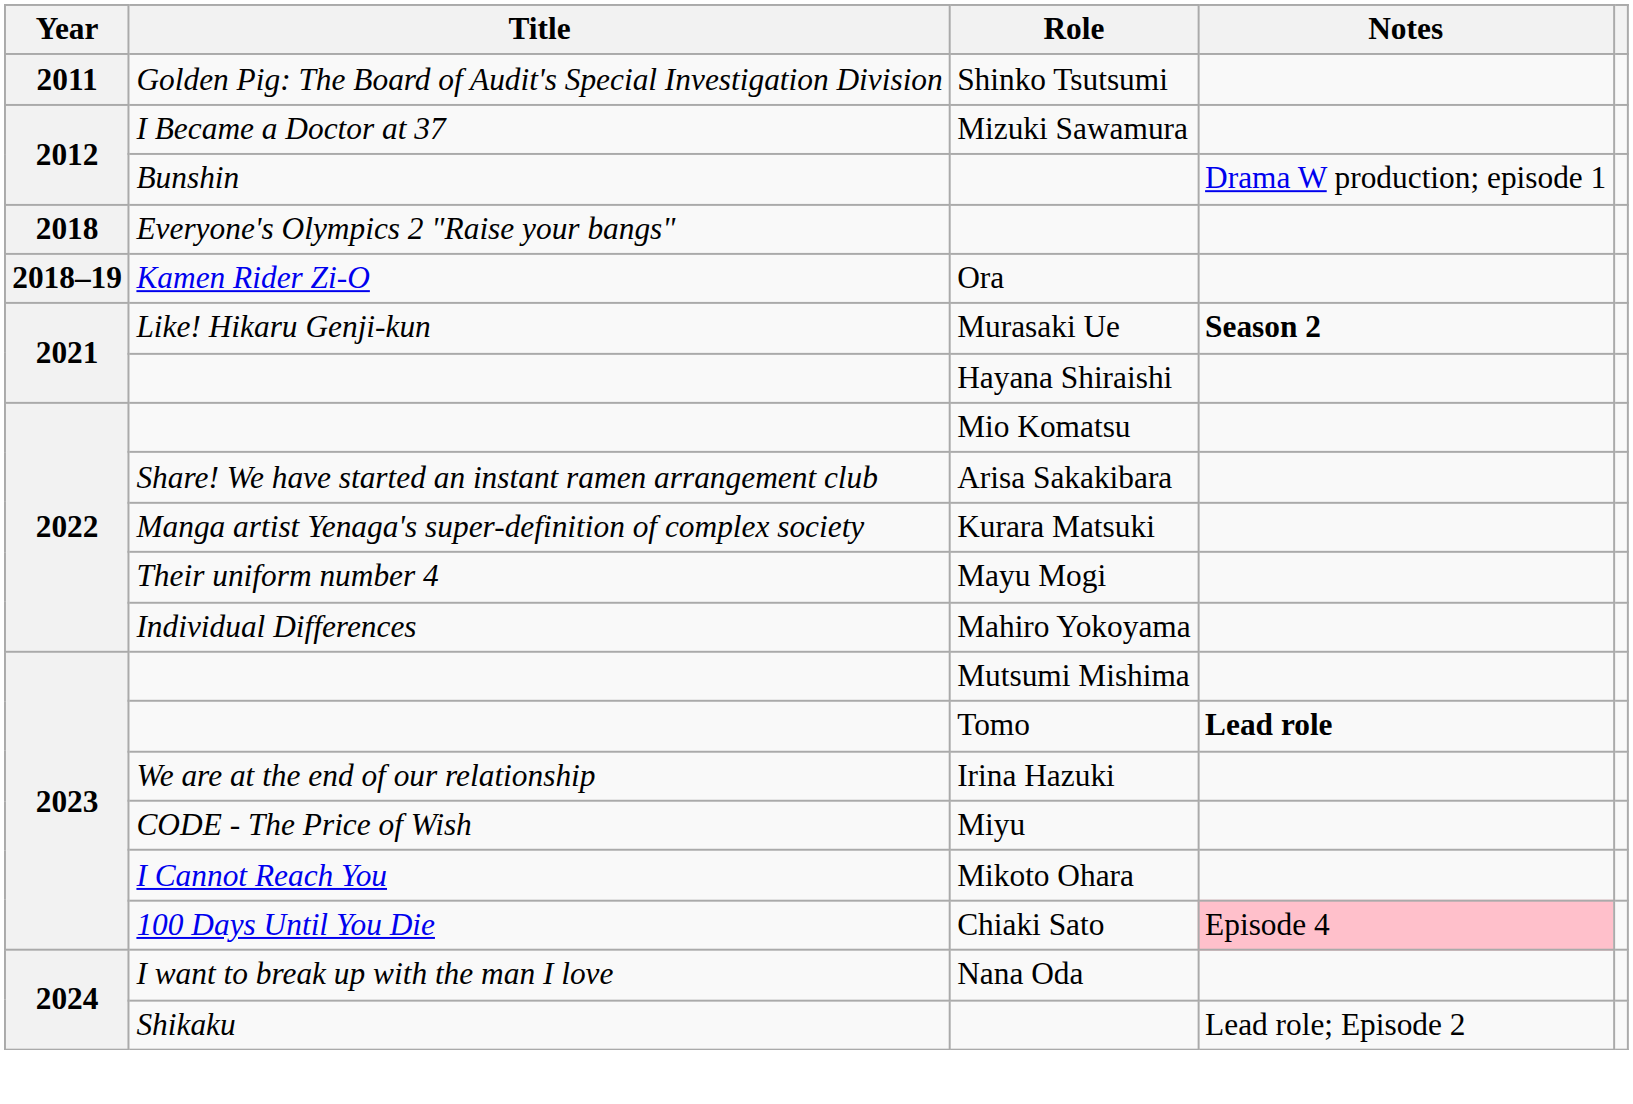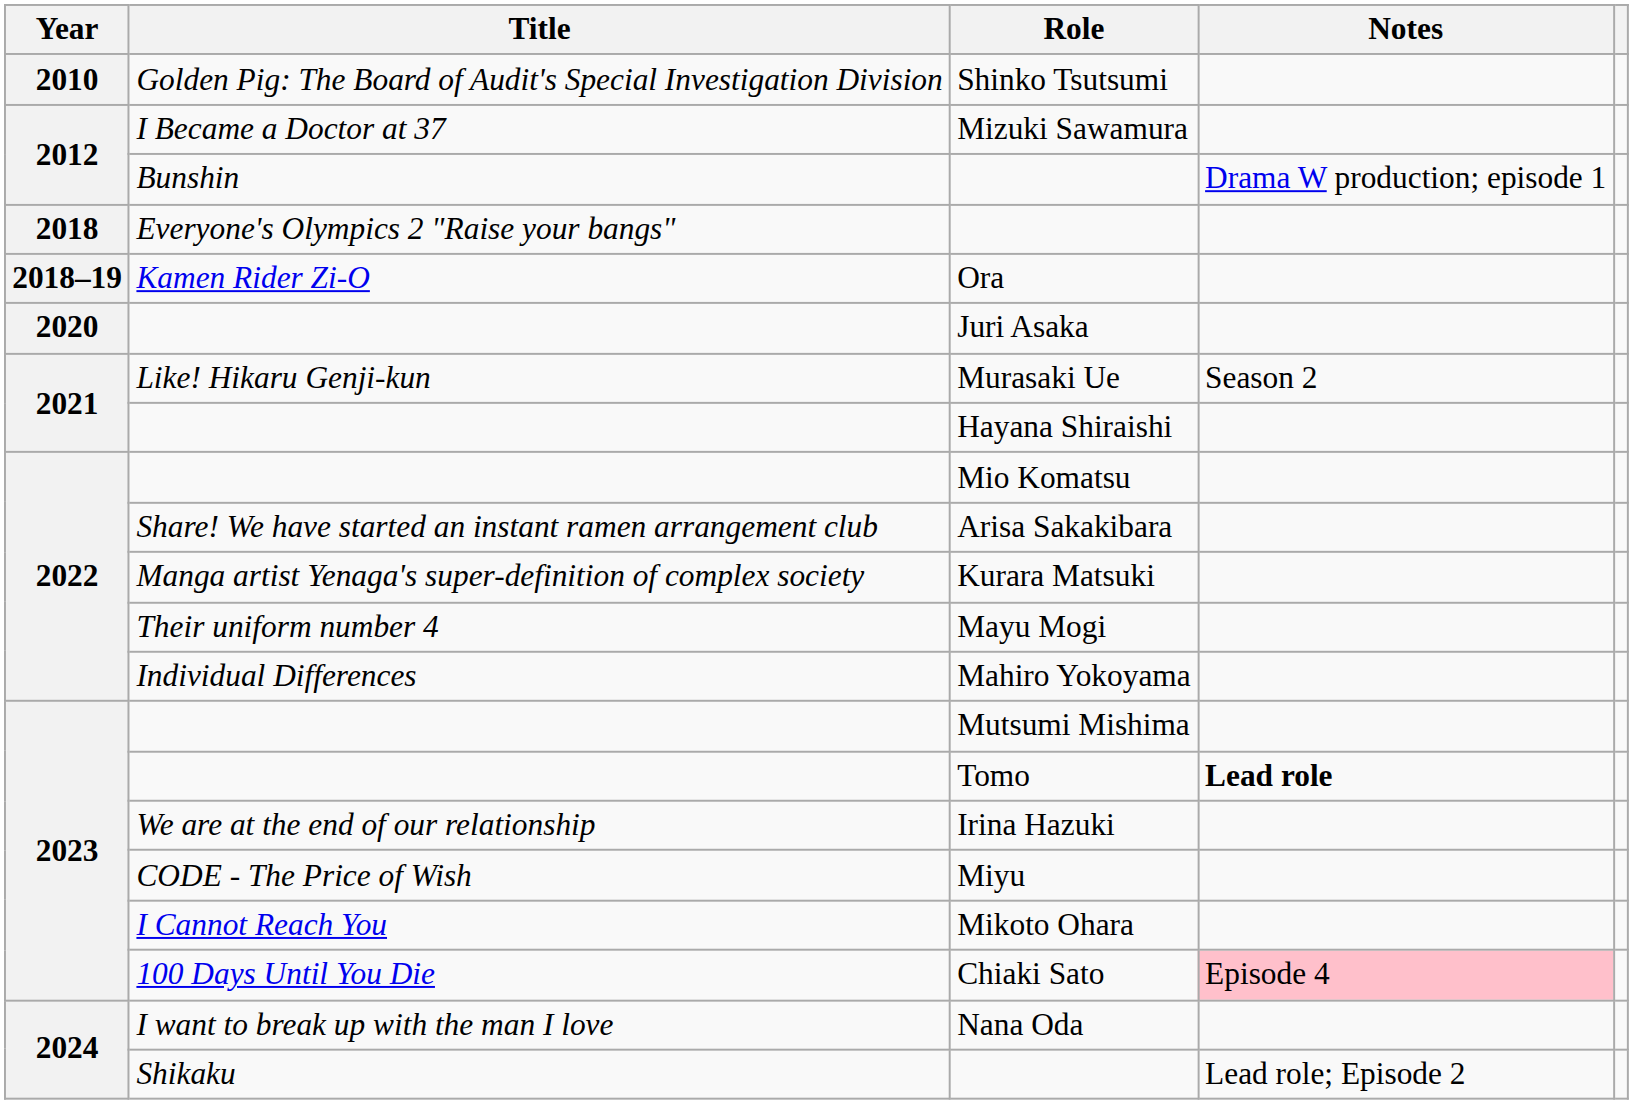(67, 79) 2011 -> (67, 79) 2010
+ row: (540, 328)
(1263, 327) bold -> (1261, 377) normal
